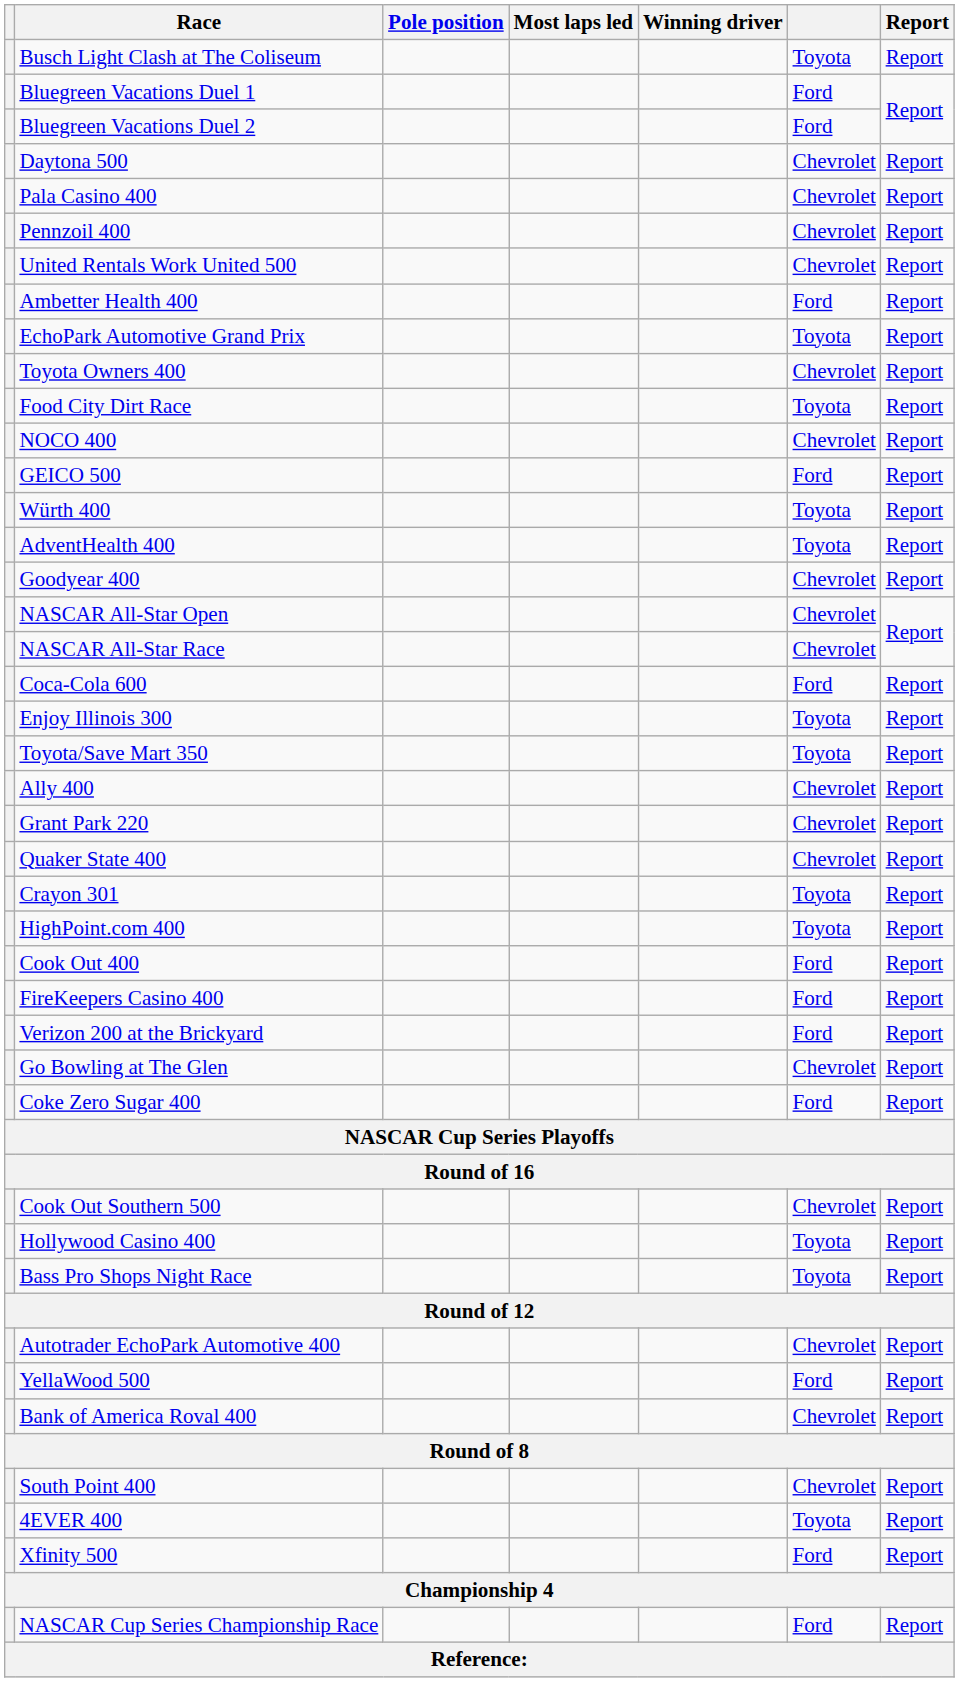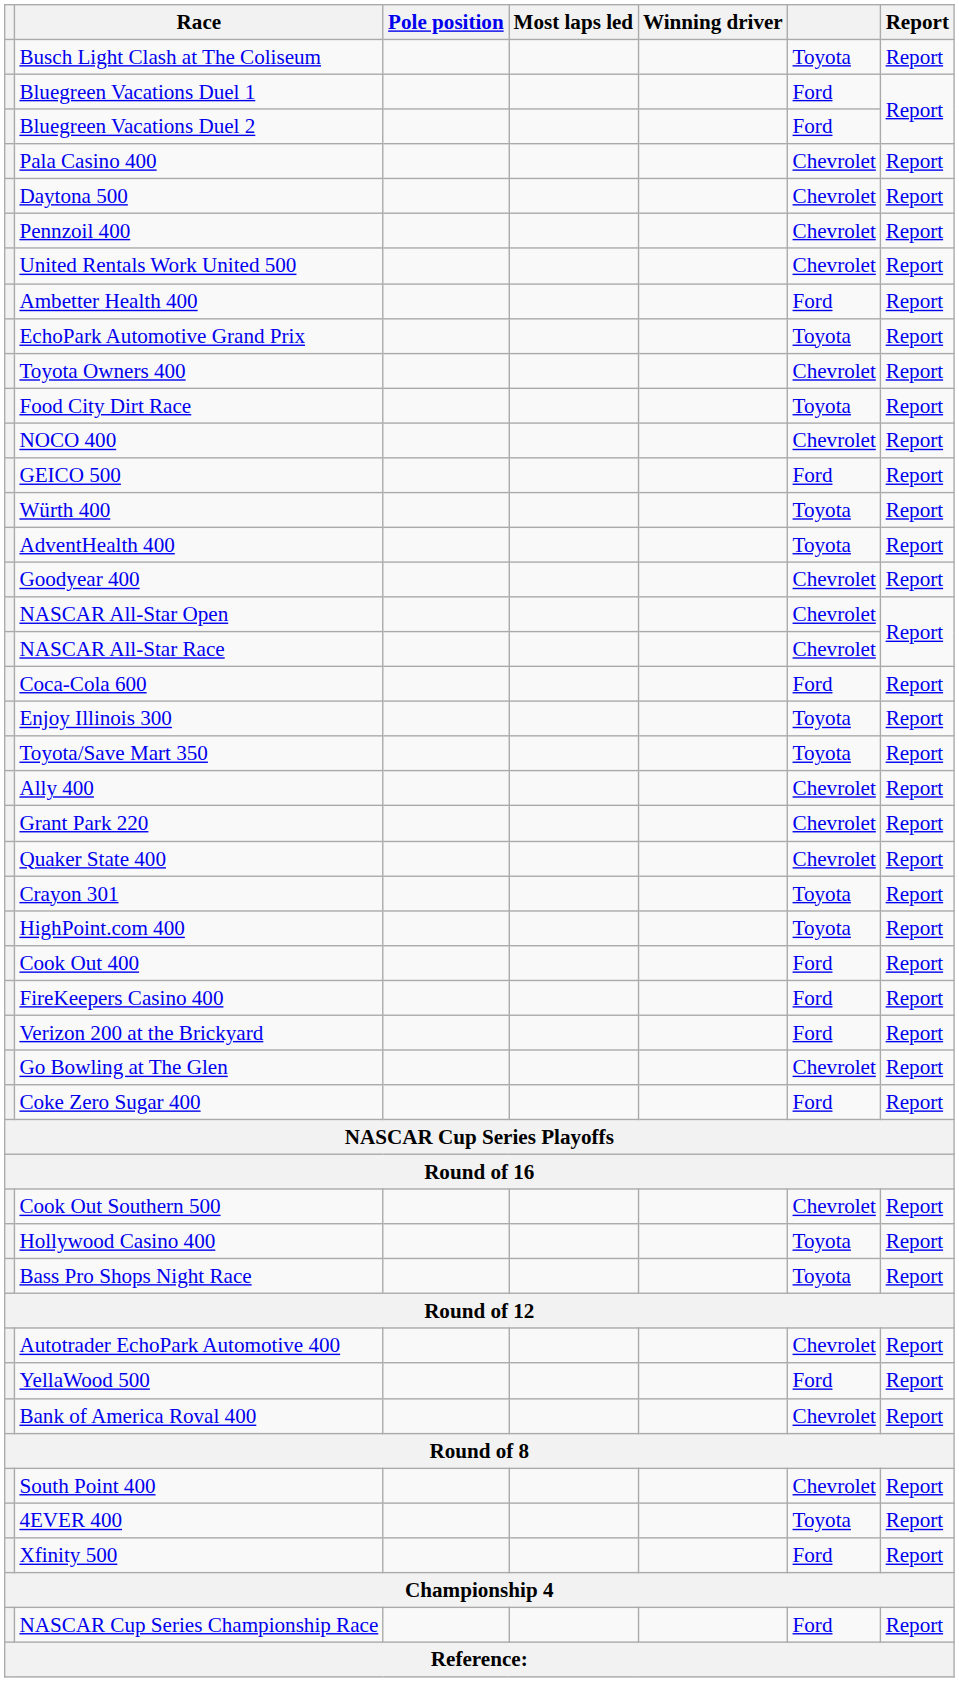rows swapped: (74, 161) <-> (88, 196)
